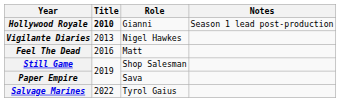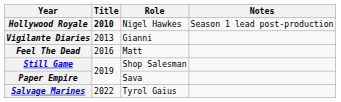(137, 24) Gianni -> (152, 24) Nigel Hawkes
(152, 38) Nigel Hawkes -> (137, 38) Gianni
